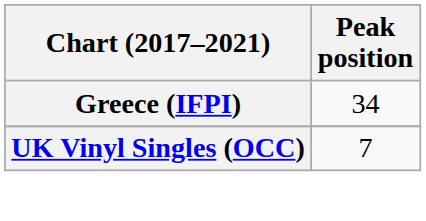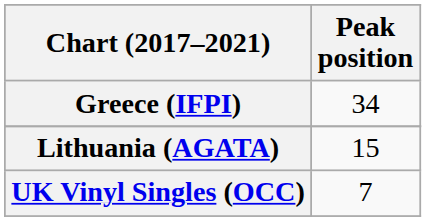+ row: (158, 147)
